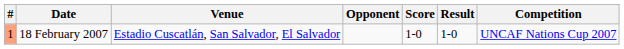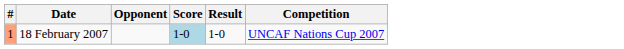- column: (227, 14)
(414, 34) no background -> (181, 34) lightblue background
